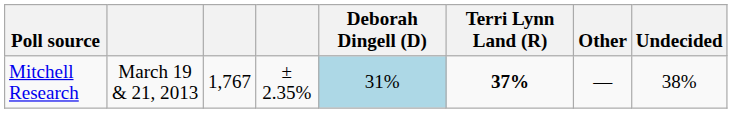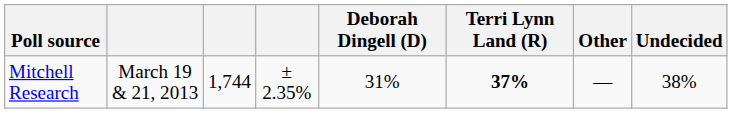(230, 81) 1,767 -> (230, 81) 1,744
(382, 81) lightblue background -> (382, 81) no background
